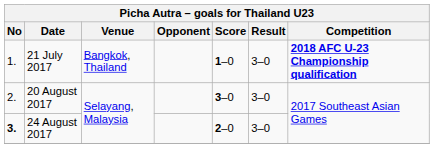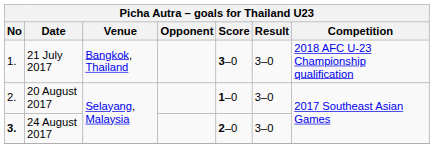(224, 61) 1–0 -> (228, 61) 3–0
(330, 61) bold -> (333, 61) normal
(224, 98) 3–0 -> (228, 98) 1–0
